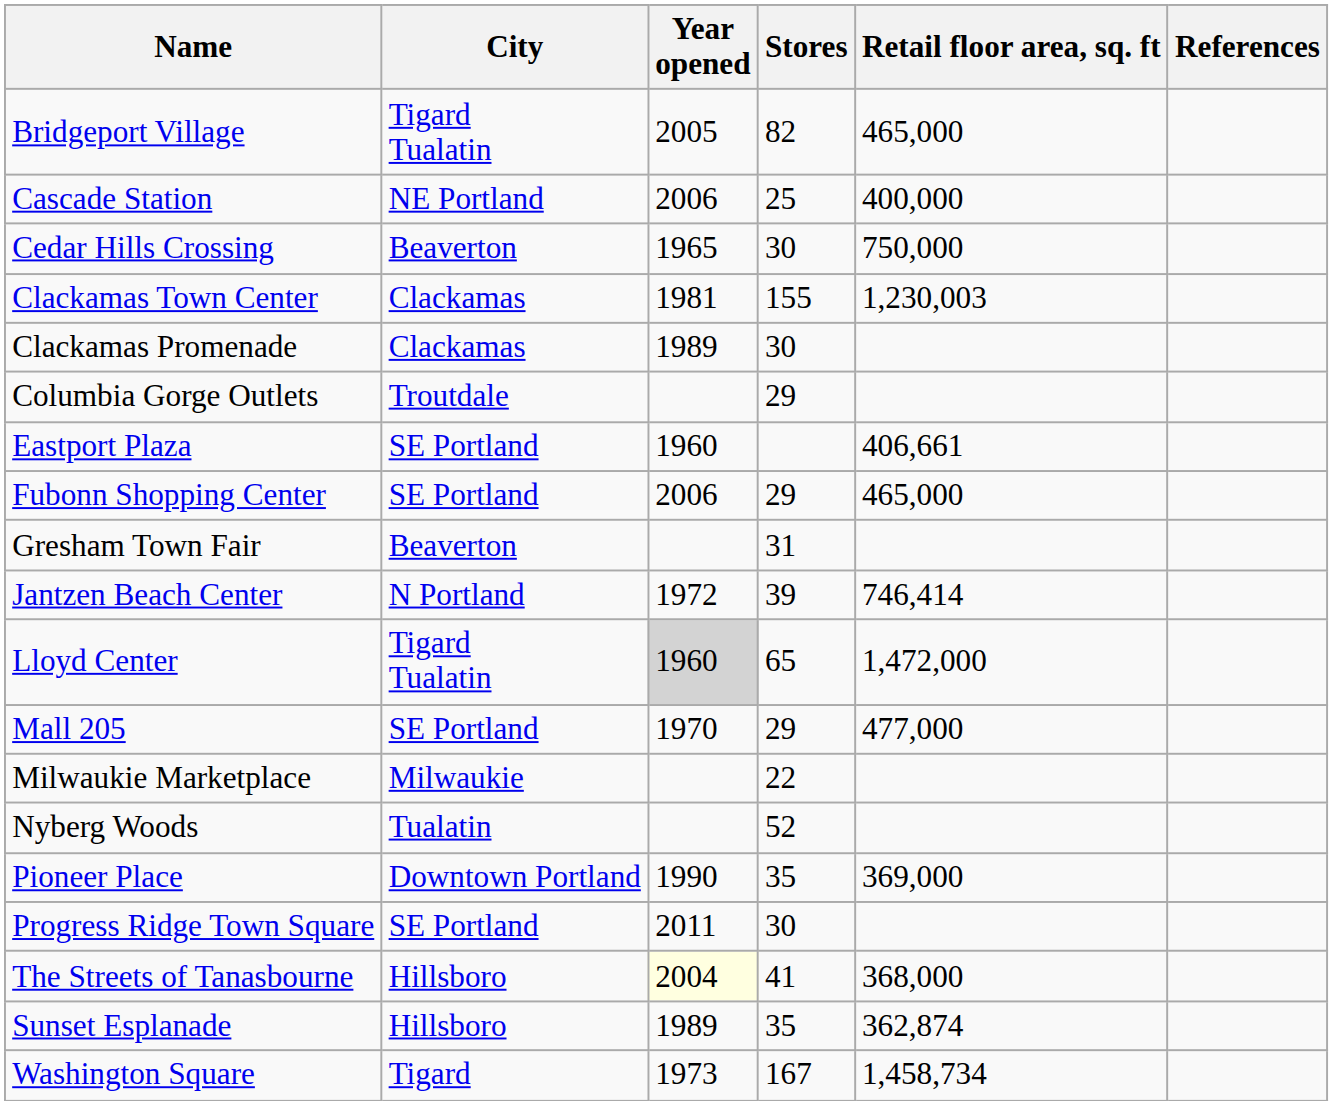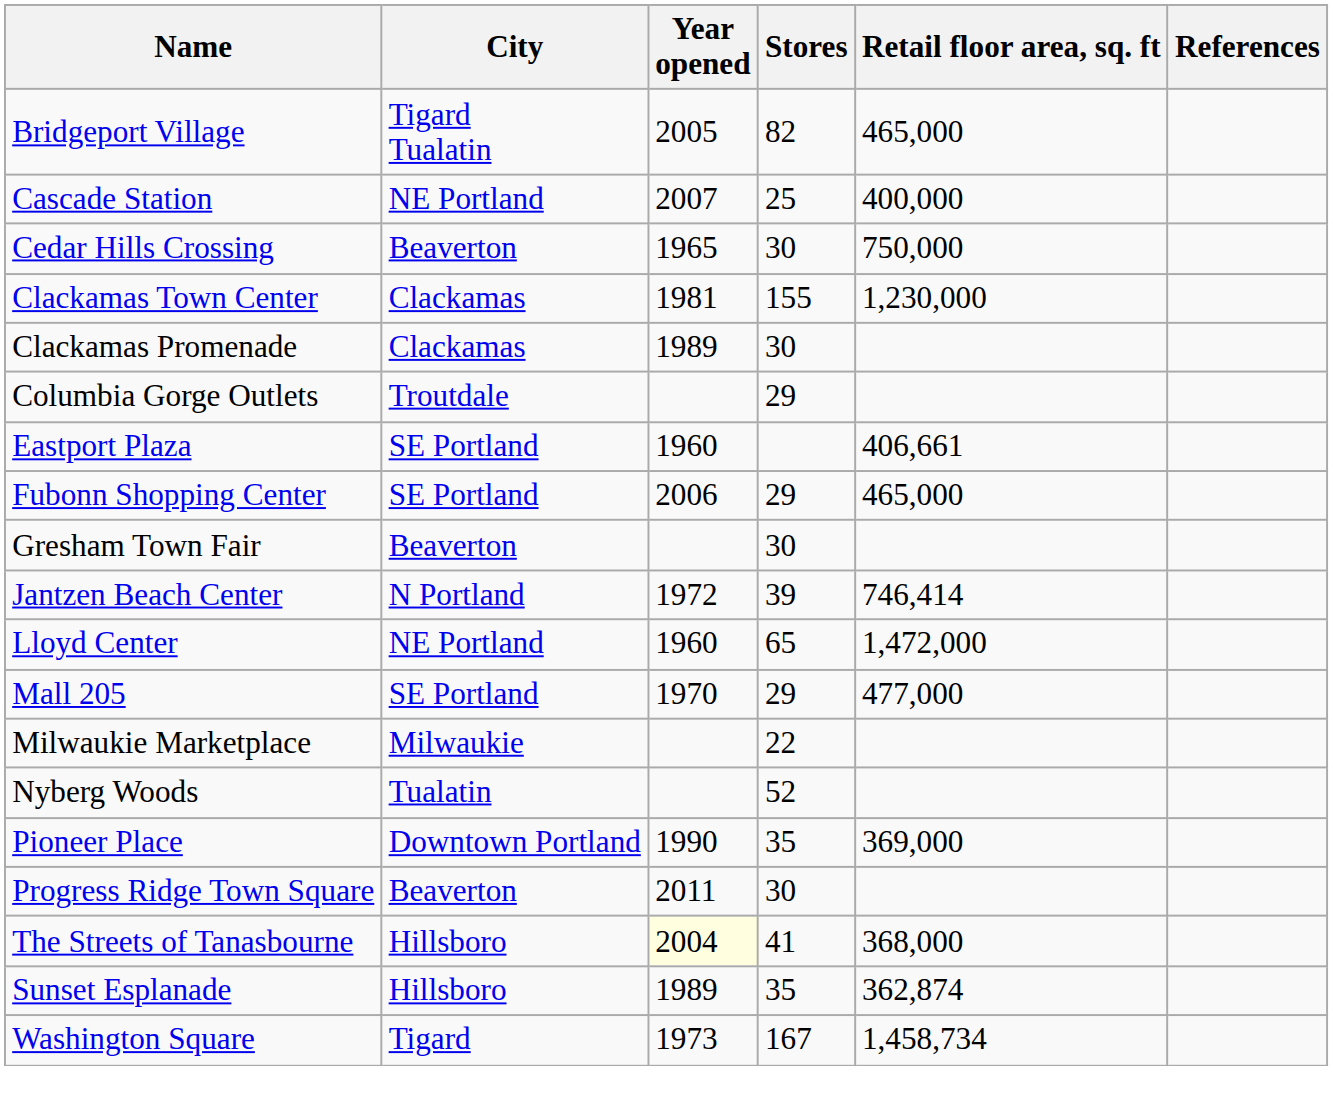(686, 198) 2006 -> (686, 198) 2007
(924, 297) 1,230,003 -> (924, 297) 1,230,000
(781, 544) 31 -> (781, 544) 30
(440, 661) Tigard Tualatin -> (466, 643) NE Portland
(686, 661) lightgrey background -> (686, 643) no background
(464, 926) SE Portland -> (453, 891) Beaverton
